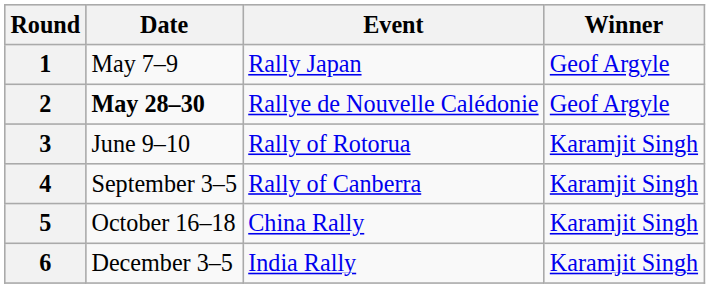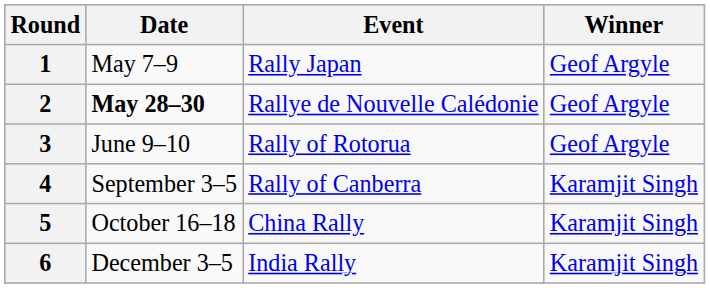(624, 144) Karamjit Singh -> (610, 144) Geof Argyle
